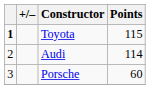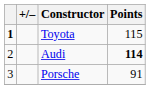(134, 54) normal -> (134, 54) bold
(136, 74) 60 -> (136, 74) 91
